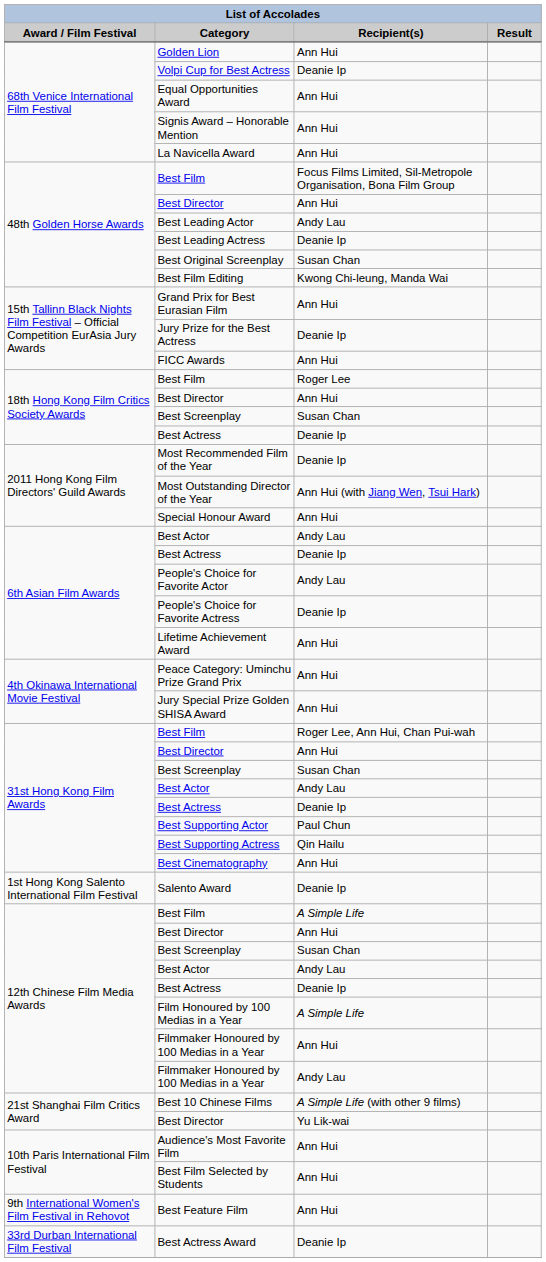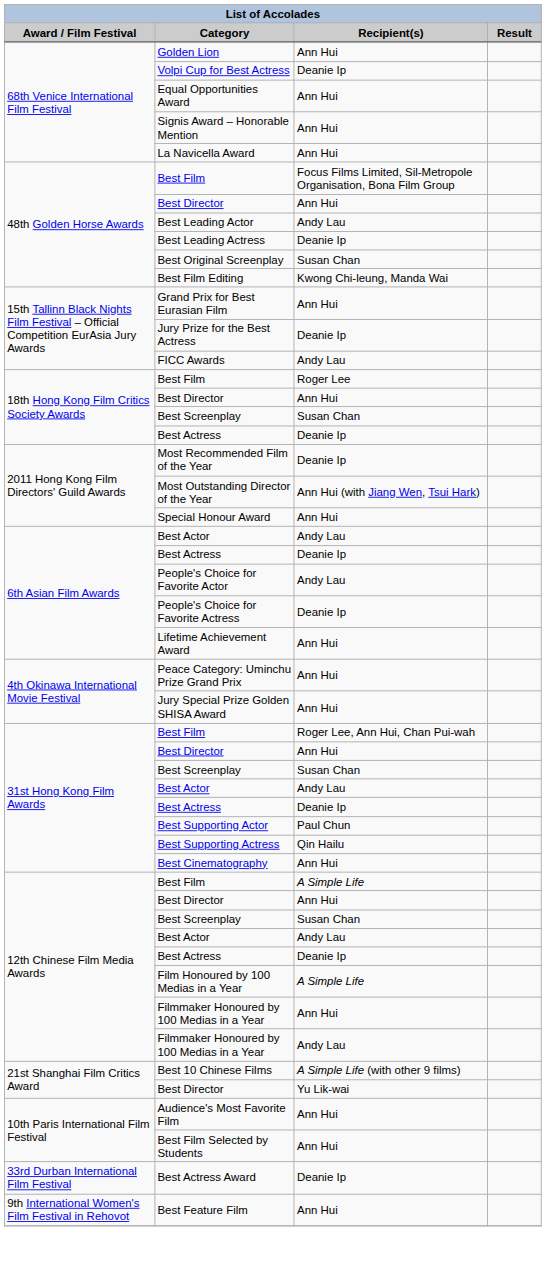(317, 360) Ann Hui -> (321, 360) Andy Lau
- row: (72, 888)
rows swapped: (73, 1210) <-> (72, 1242)
